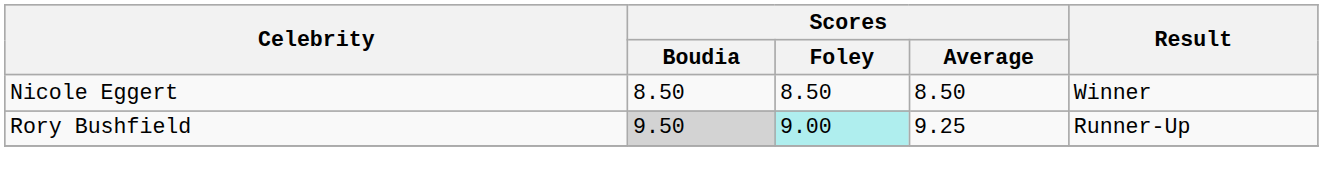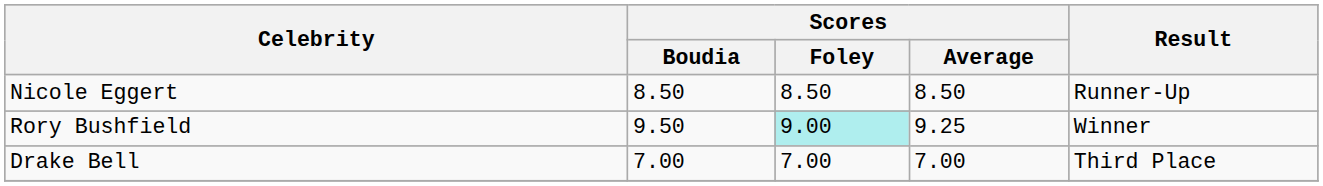(1113, 93) Winner -> (1132, 93) Runner-Up
(659, 128) lightgrey background -> (659, 128) no background
(1132, 128) Runner-Up -> (1113, 128) Winner
+ row: (75, 163)
